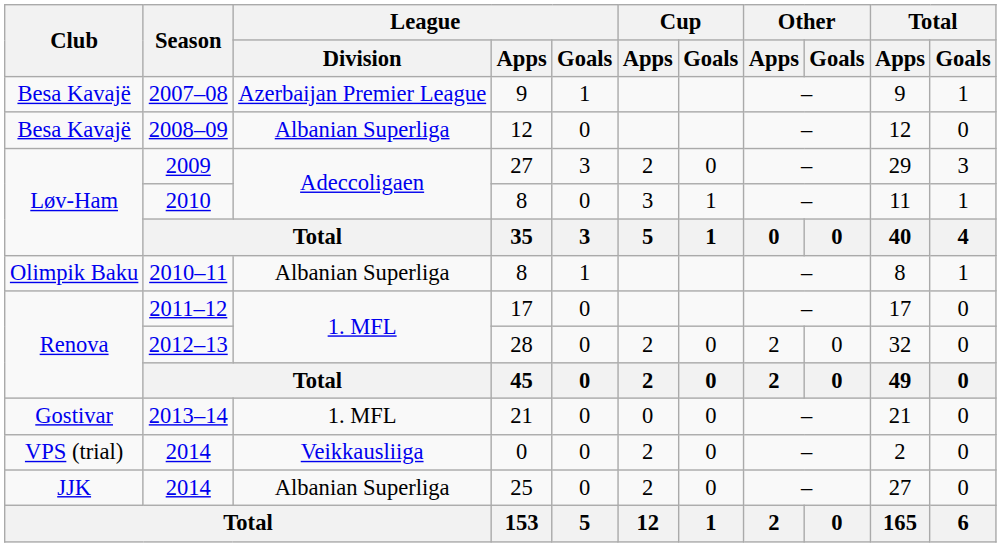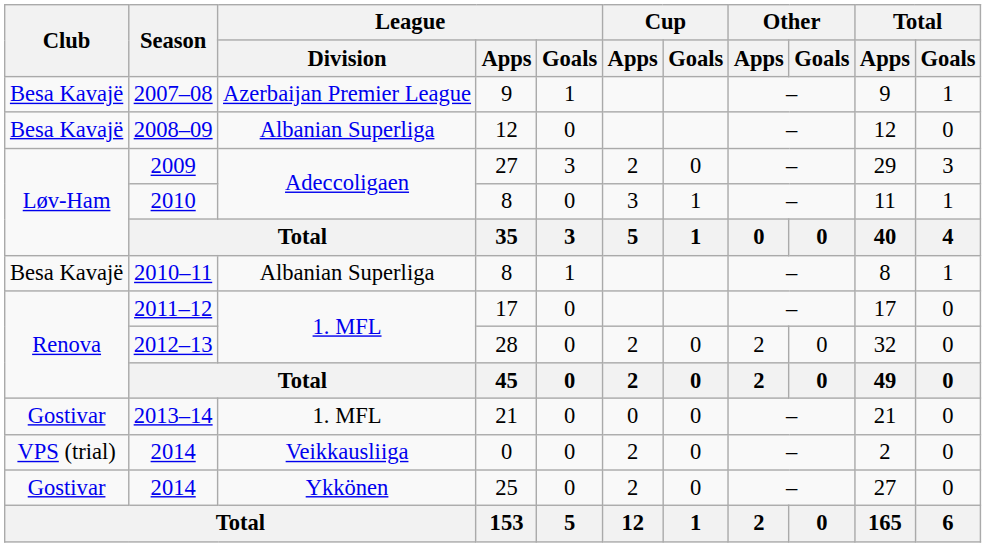(74, 272) Olimpik Baku -> (67, 272) Besa Kavajë
(74, 487) JJK -> (67, 487) Gostivar
(362, 487) Albanian Superliga -> (347, 487) Ykkönen
